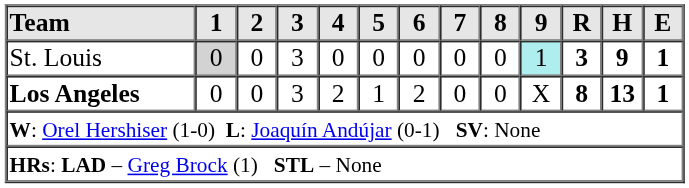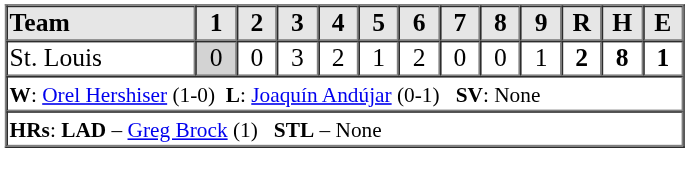(338, 58) 0 -> (338, 58) 2
(379, 58) 0 -> (379, 58) 1
(419, 58) 0 -> (419, 58) 2
(541, 58) paleturquoise background -> (541, 58) no background
(582, 58) 3 -> (582, 58) 2
(622, 58) 9 -> (622, 58) 8
- row: (75, 93)
